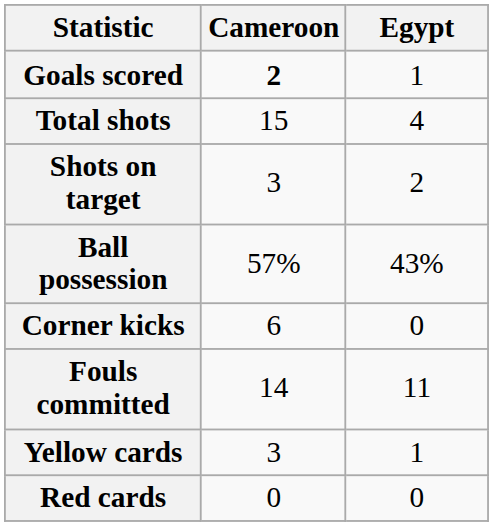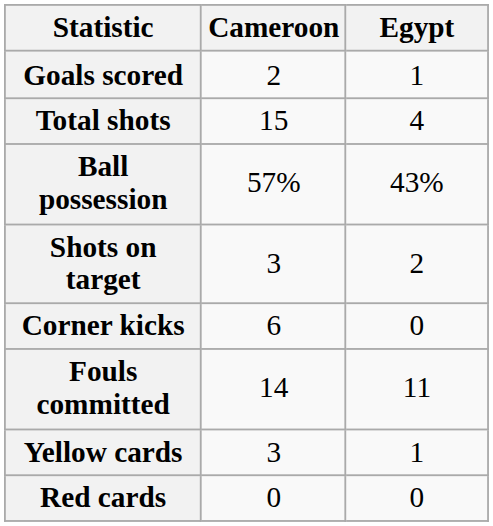(274, 74) bold -> (274, 74) normal
rows swapped: (103, 183) <-> (103, 262)
